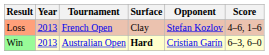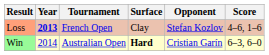(47, 27) normal -> (47, 27) bold
(47, 43) 2013 -> (47, 43) 2014
